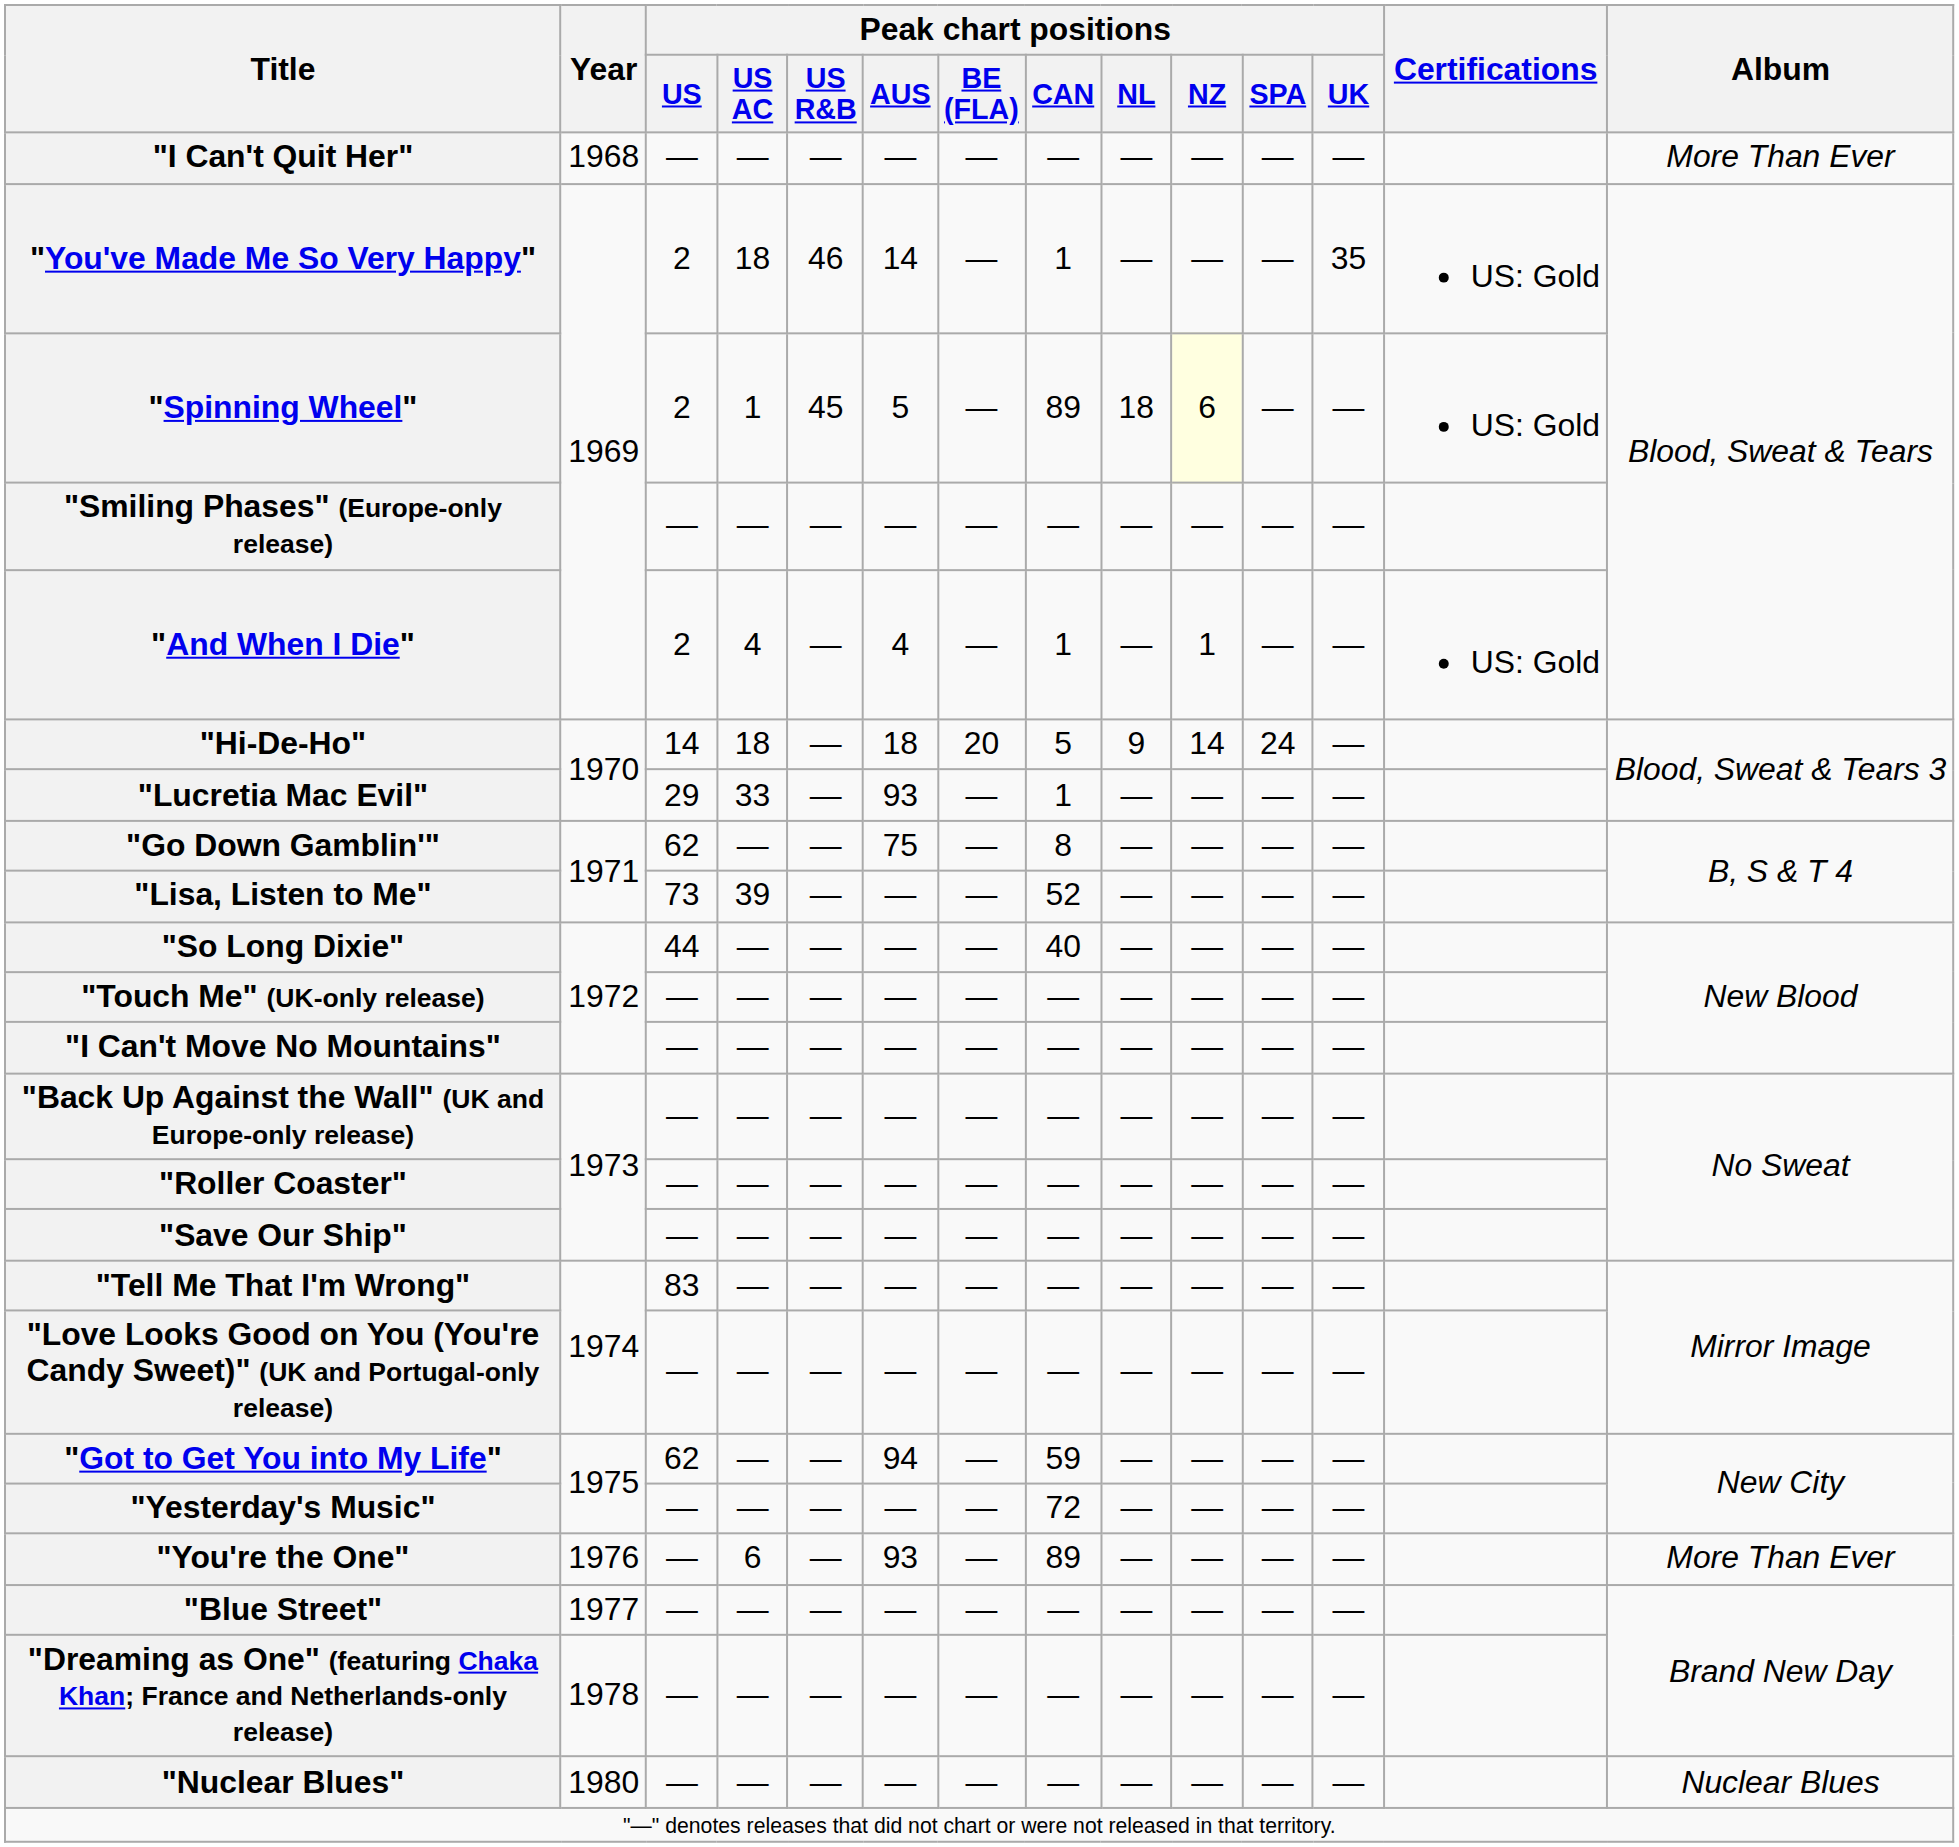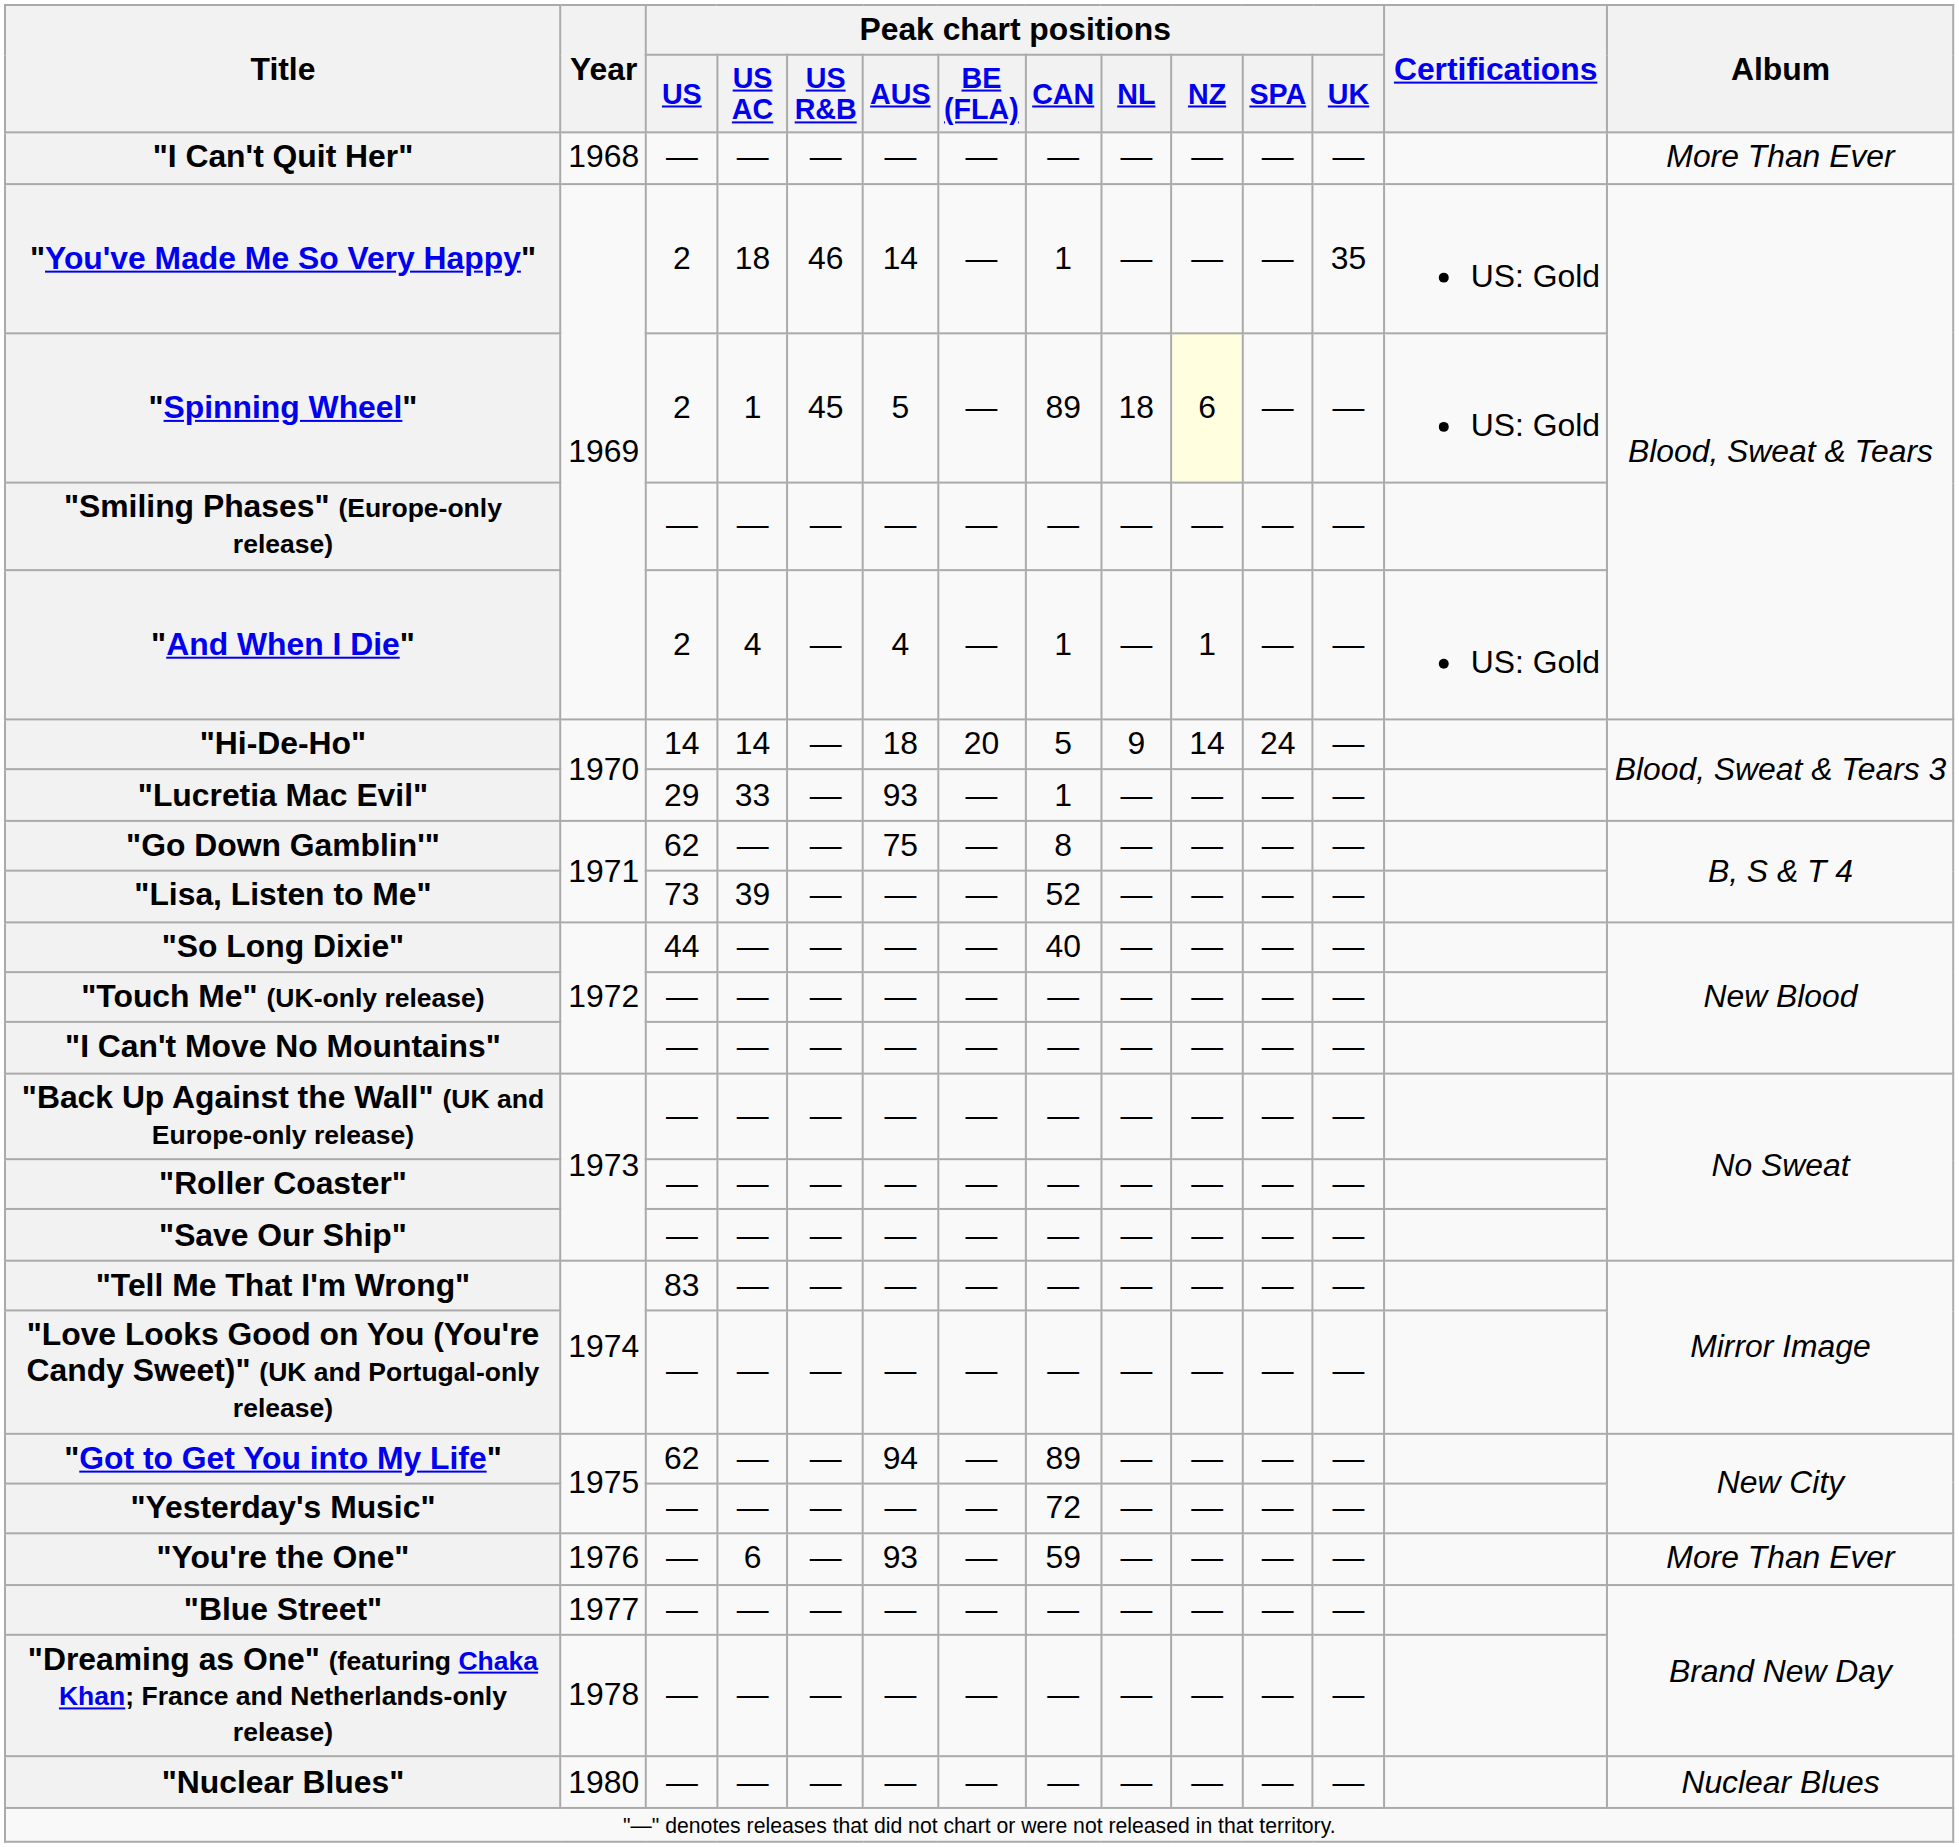(753, 744) 18 -> (753, 744) 14
(1063, 1457) 59 -> (1063, 1457) 89
(1063, 1558) 89 -> (1063, 1558) 59
